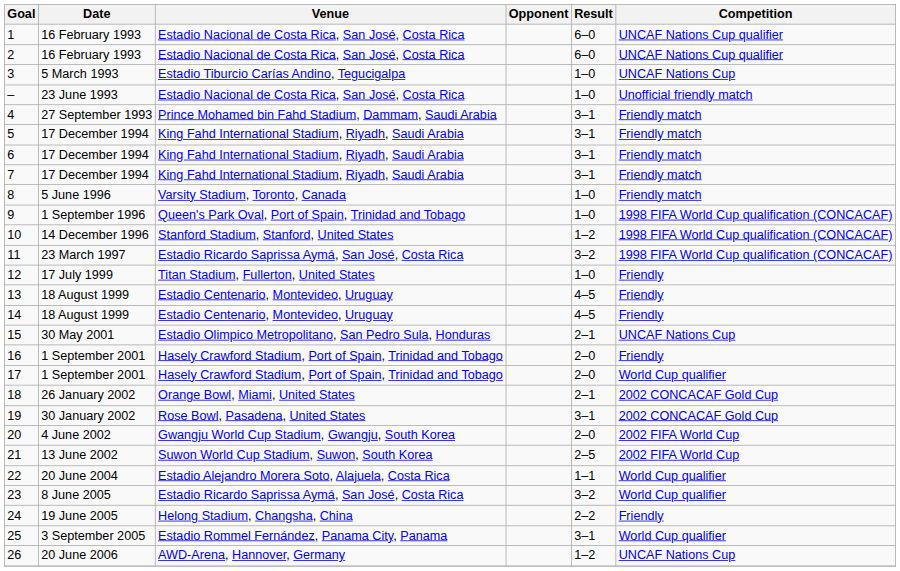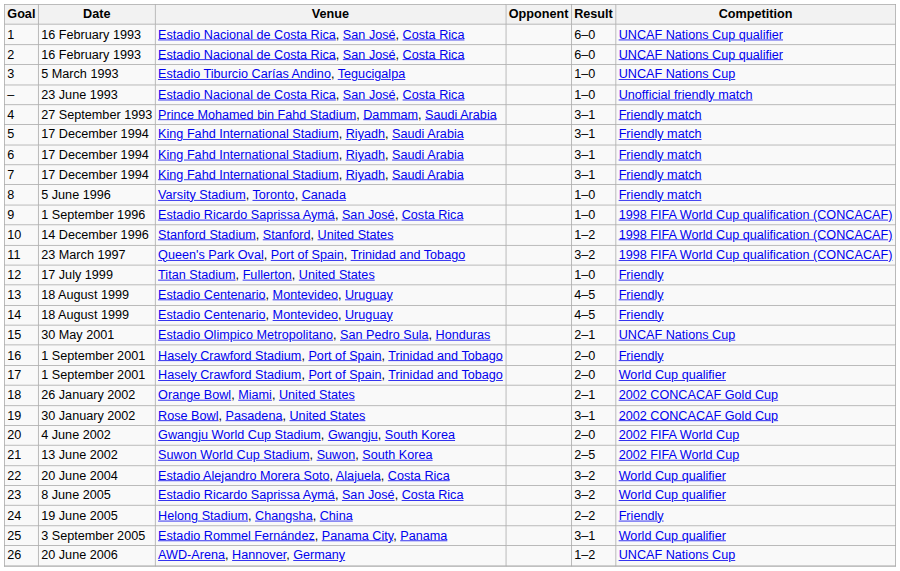(312, 214) Queen's Park Oval, Port of Spain, Trinidad and Tobago -> (311, 214) Estadio Ricardo Saprissa Aymá, San José, Costa Rica
(311, 255) Estadio Ricardo Saprissa Aymá, San José, Costa Rica -> (312, 255) Queen's Park Oval, Port of Spain, Trinidad and Tobago
(585, 475) 1–1 -> (585, 475) 3–2
